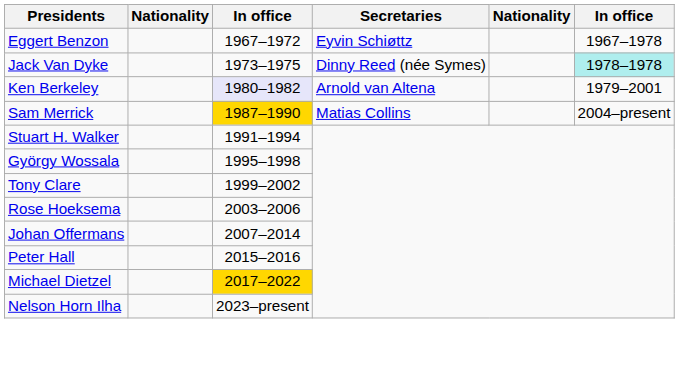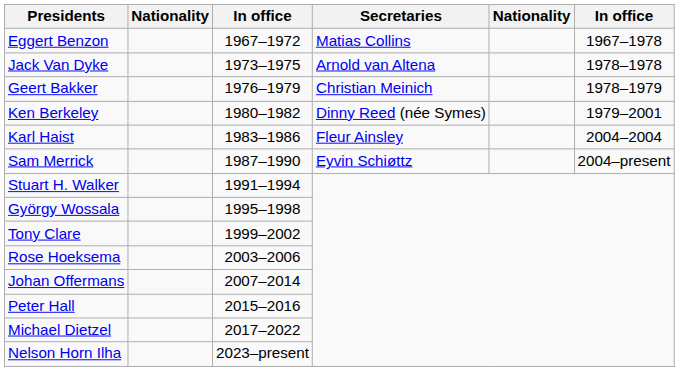(364, 40) Eyvin Schiøttz -> (363, 40) Matias Collins
(401, 64) Dinny Reed (née Symes) -> (376, 64) Arnold van Altena
(624, 64) paleturquoise background -> (624, 64) no background
+ row: (53, 88)
(262, 88) lavender background -> (262, 112) no background
(376, 88) Arnold van Altena -> (401, 112) Dinny Reed (née Symes)
+ row: (41, 137)
(262, 112) gold background -> (262, 161) no background
(363, 112) Matias Collins -> (364, 161) Eyvin Schiøttz
(262, 281) gold background -> (262, 329) no background
